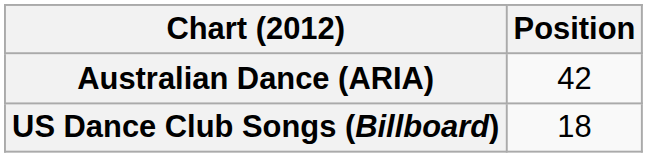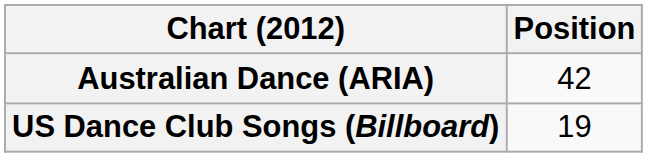(574, 126) 18 -> (574, 126) 19
